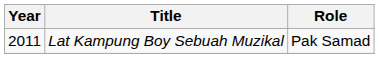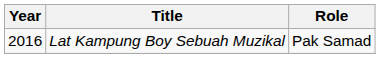(25, 41) 2011 -> (25, 41) 2016
